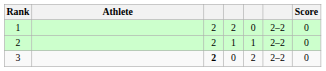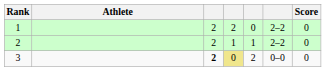(233, 58) no background -> (233, 58) khaki background
(278, 58) 2–2 -> (278, 58) 0–0
